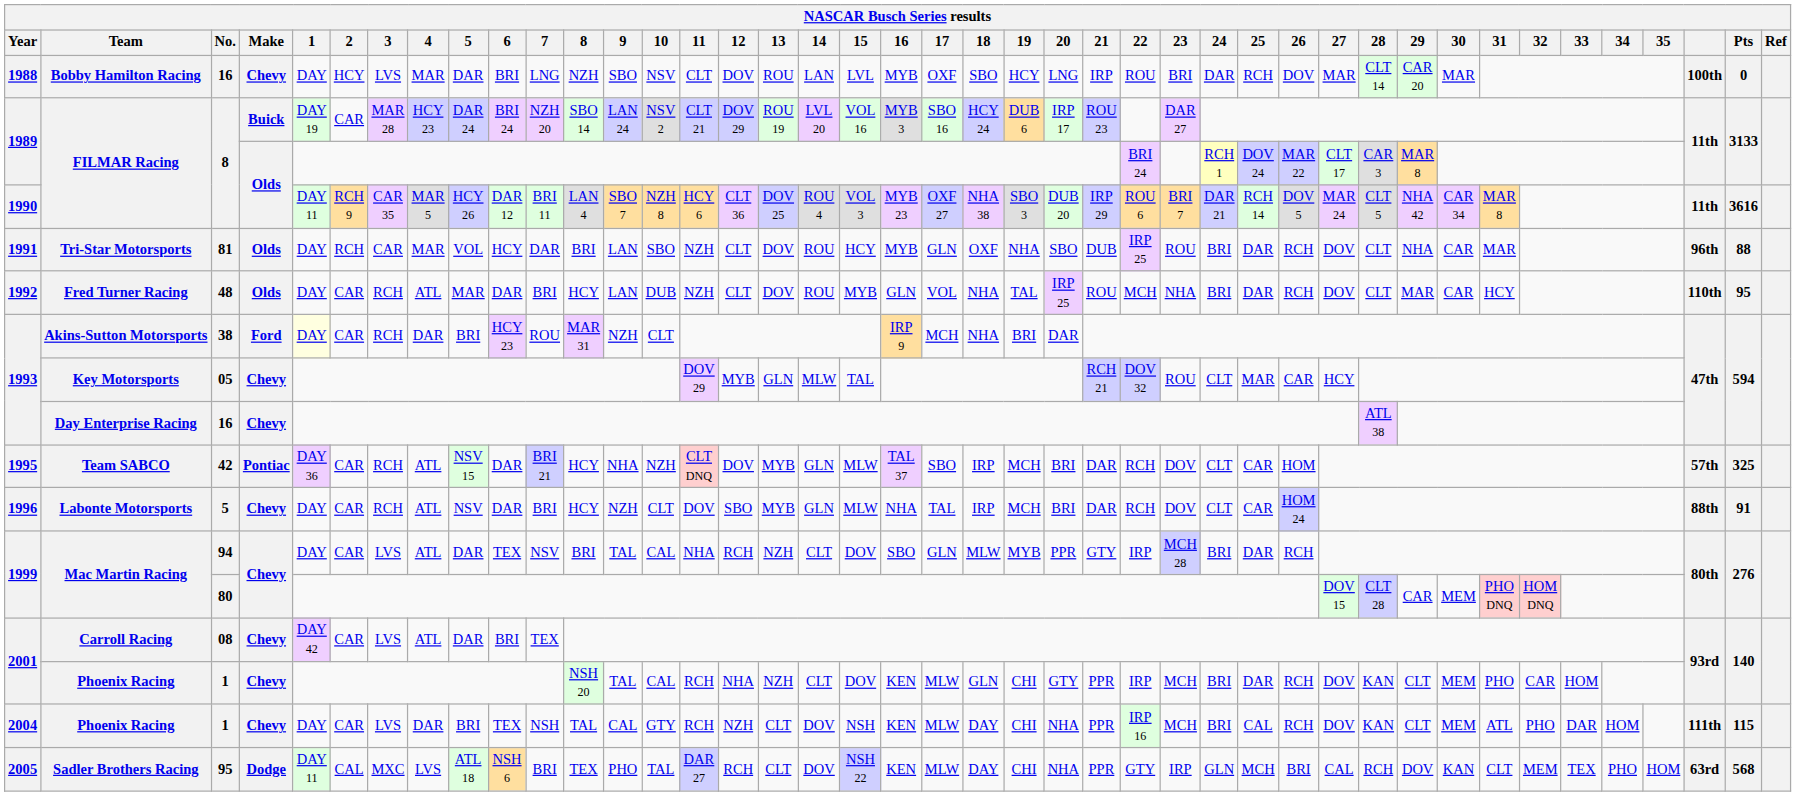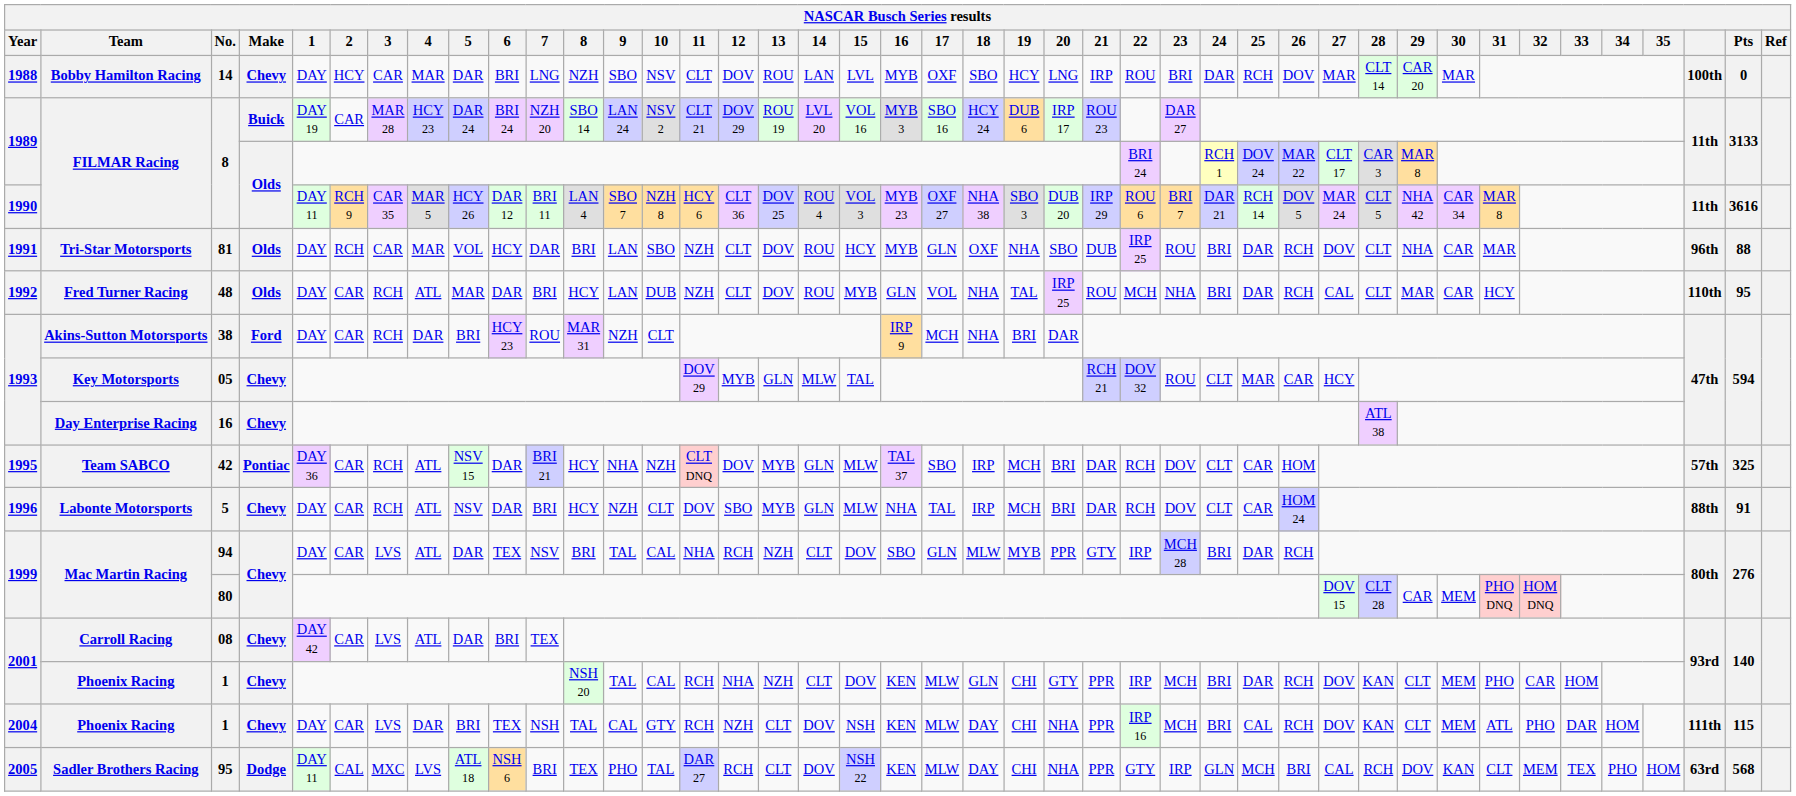(225, 76) 16 -> (225, 76) 14
(388, 76) LVS -> (388, 76) CAR
(1339, 292) DOV -> (1339, 292) CAL
(312, 336) lightyellow background -> (312, 336) no background
